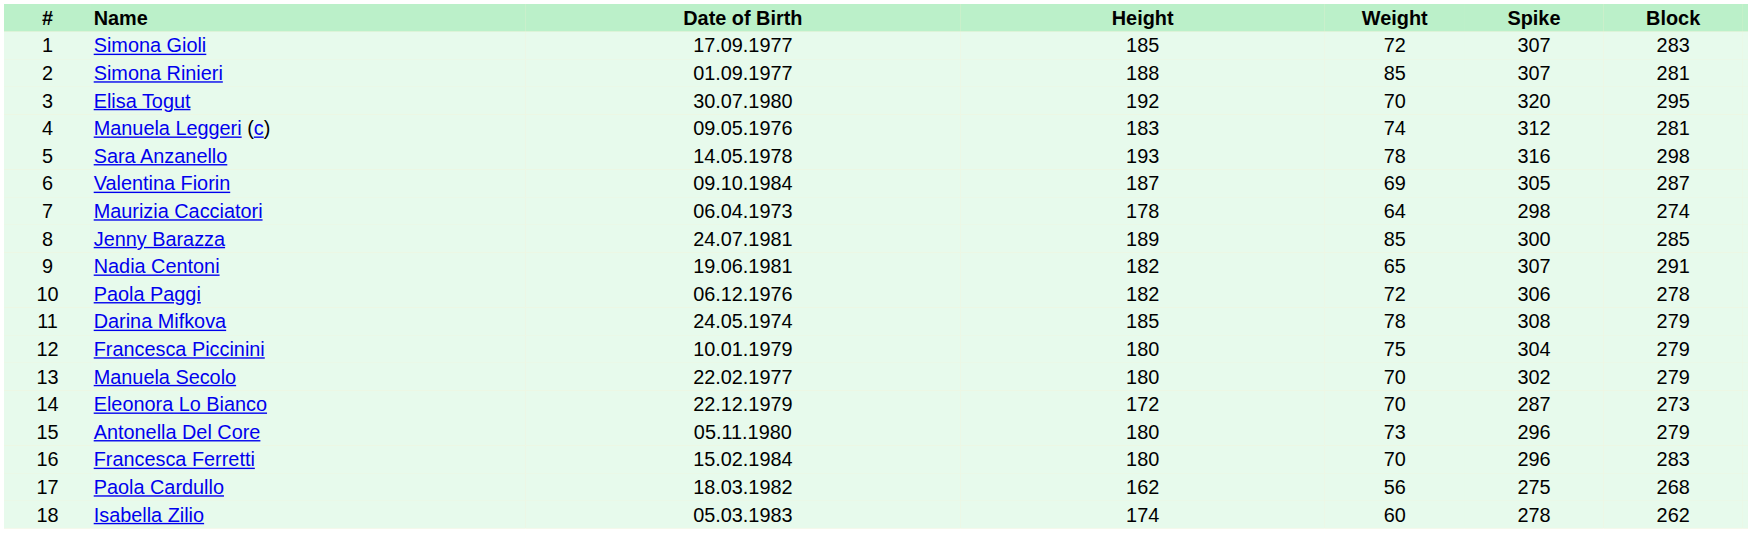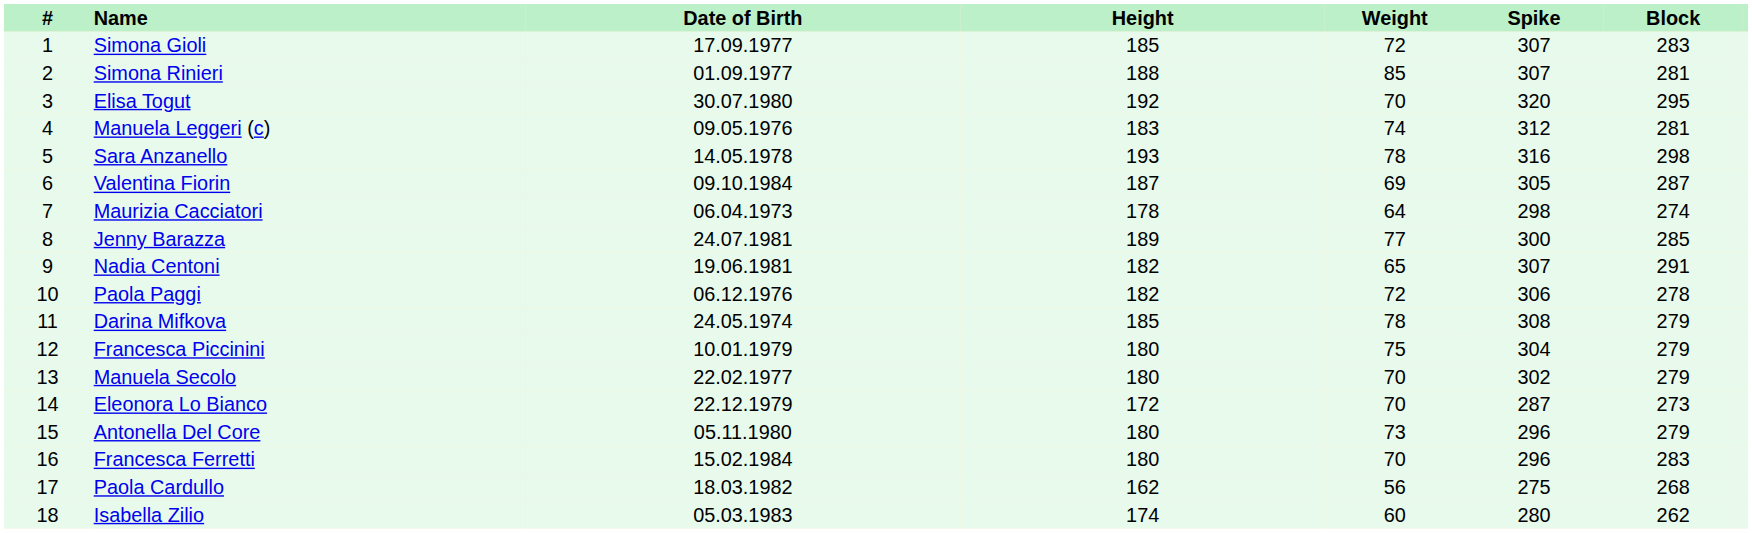(1395, 239) 85 -> (1395, 239) 77
(1534, 515) 278 -> (1534, 515) 280
